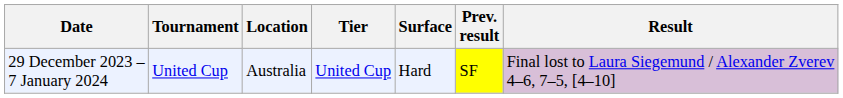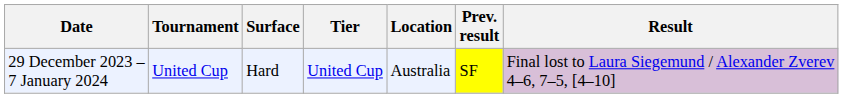columns swapped: (277, 26) <-> (425, 26)
